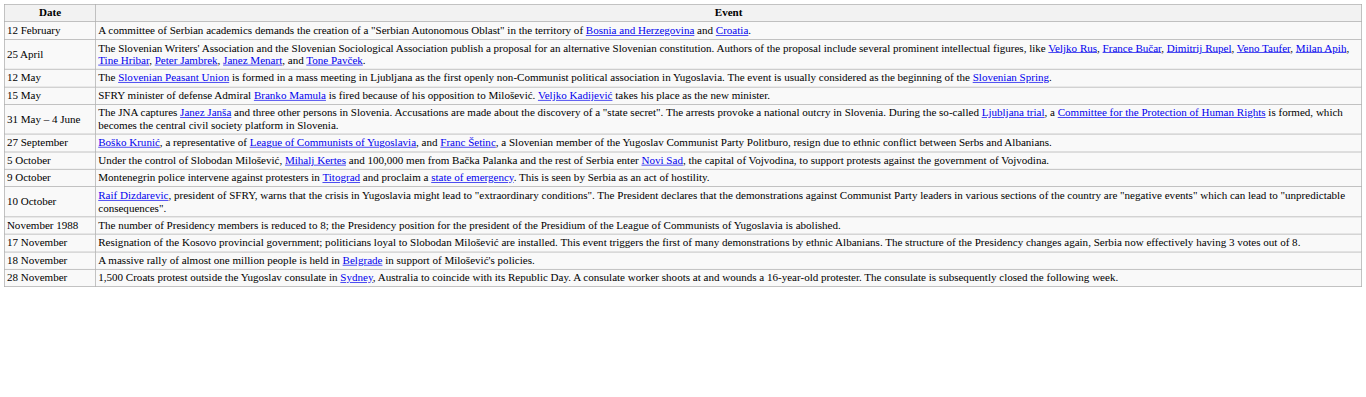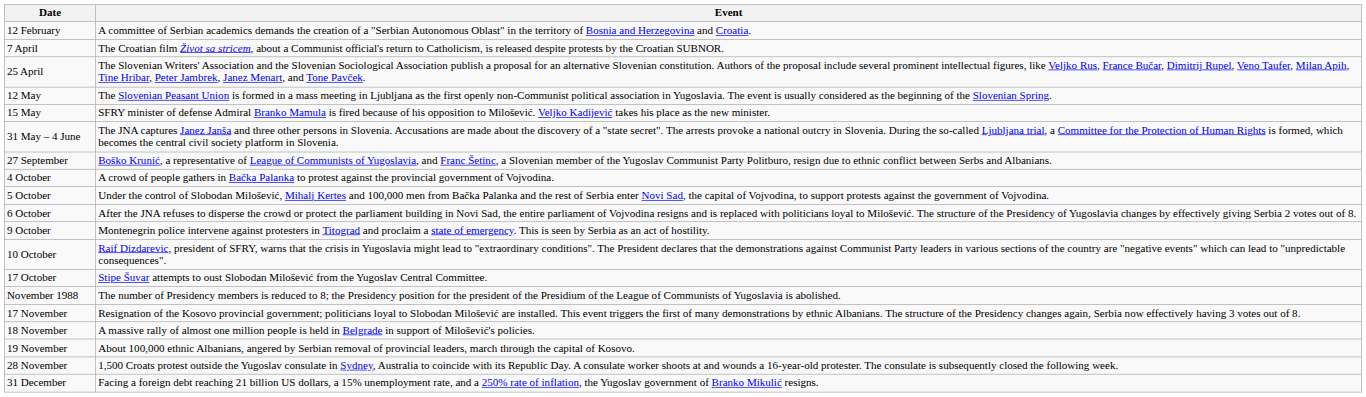+ row: (22, 48)
+ row: (29, 178)
+ row: (29, 213)
+ row: (32, 278)
+ row: (37, 348)
+ row: (36, 383)
